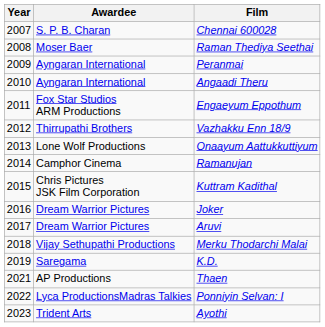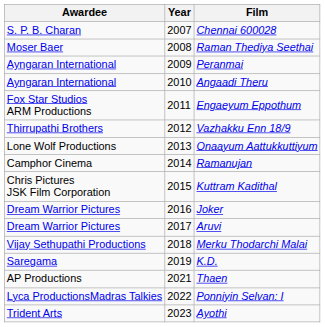columns swapped: (19, 13) <-> (114, 13)
